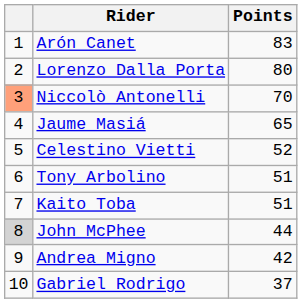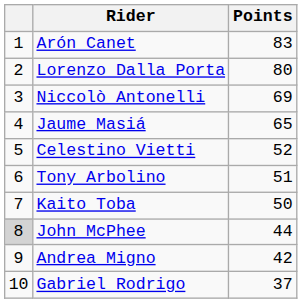(19, 99) lightsalmon background -> (19, 99) no background
(283, 99) 70 -> (283, 99) 69
(283, 205) 51 -> (283, 205) 50
